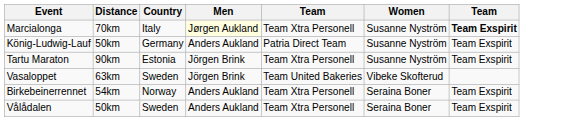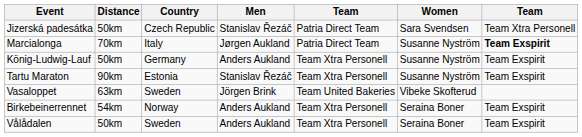+ row: (50, 28)
(223, 28) lightyellow background -> (255, 44) no background
(309, 28) Team Xtra Personell -> (338, 44) Patria Direct Team
(305, 44) Patria Direct Team -> (342, 60) Team Xtra Personell
(216, 60) Jörgen Brink -> (256, 76) Stanislav Řezáč
